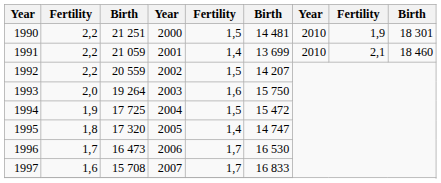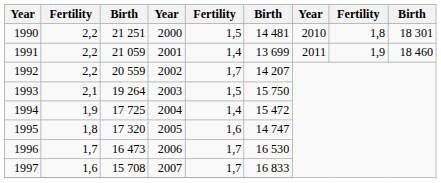(378, 33) 1,9 -> (378, 33) 1,8
(314, 52) 2010 -> (314, 52) 2011
(378, 52) 2,1 -> (378, 52) 1,9
(234, 71) 1,5 -> (234, 71) 1,7
(90, 91) 2,0 -> (90, 91) 2,1
(234, 91) 1,6 -> (234, 91) 1,5
(234, 110) 1,5 -> (234, 110) 1,4
(234, 129) 1,4 -> (234, 129) 1,6
